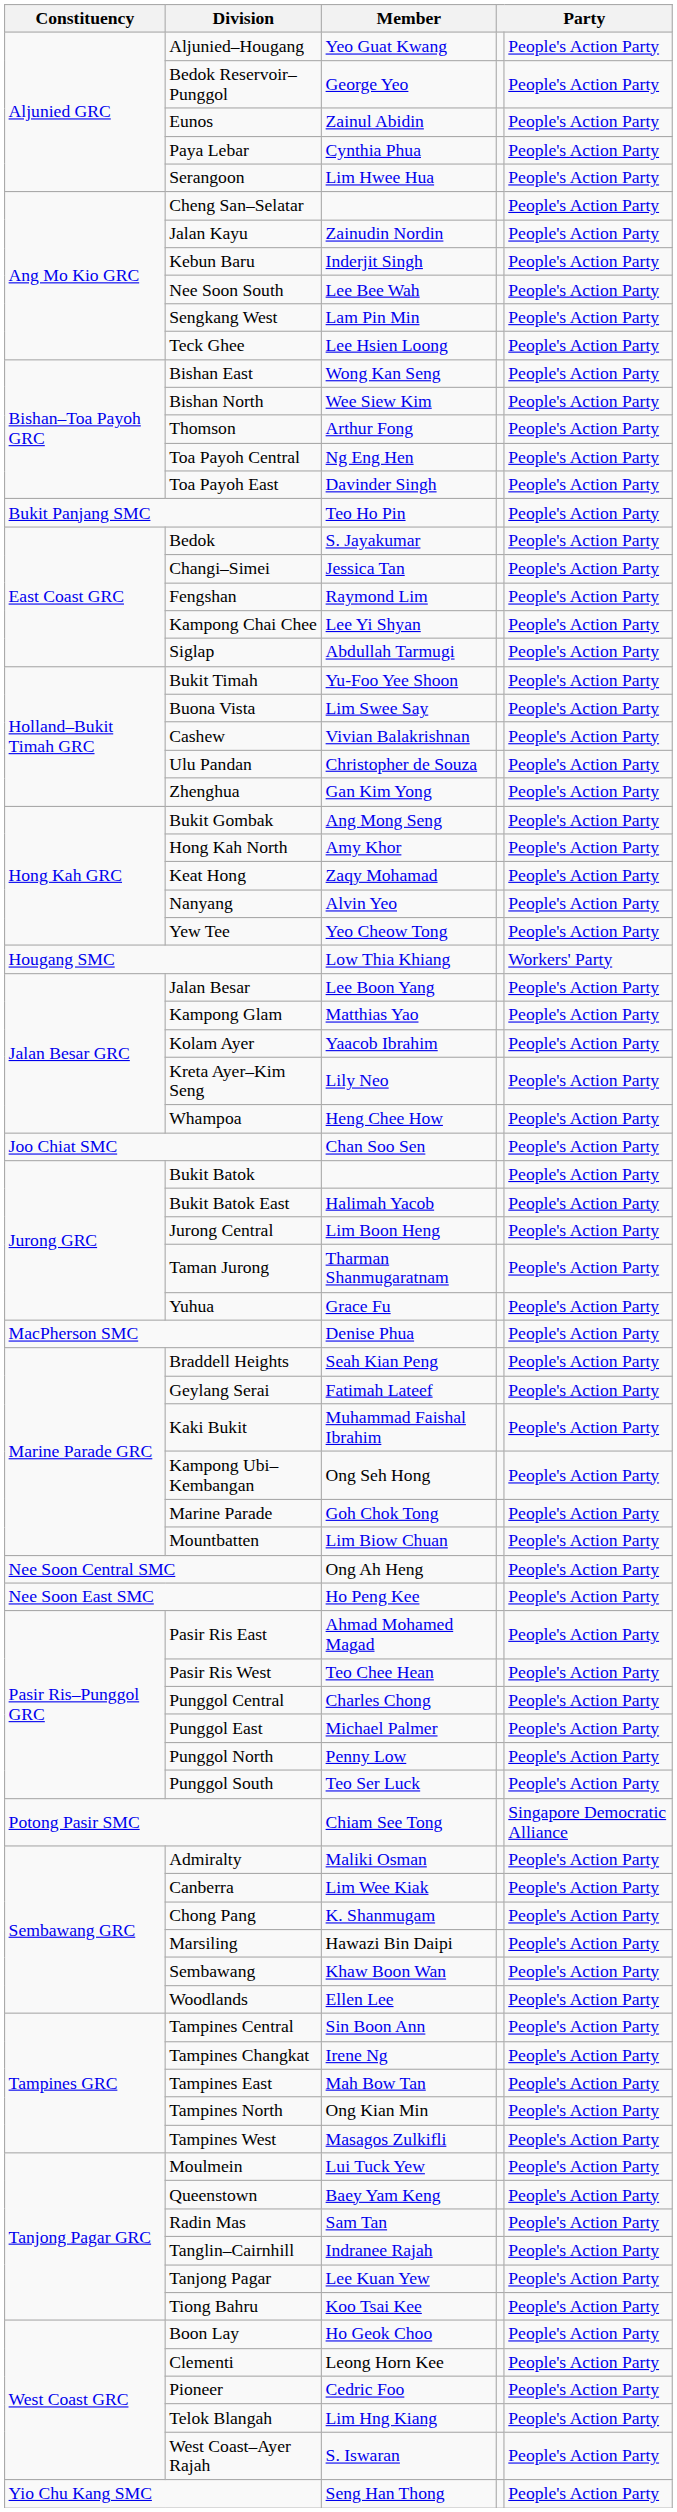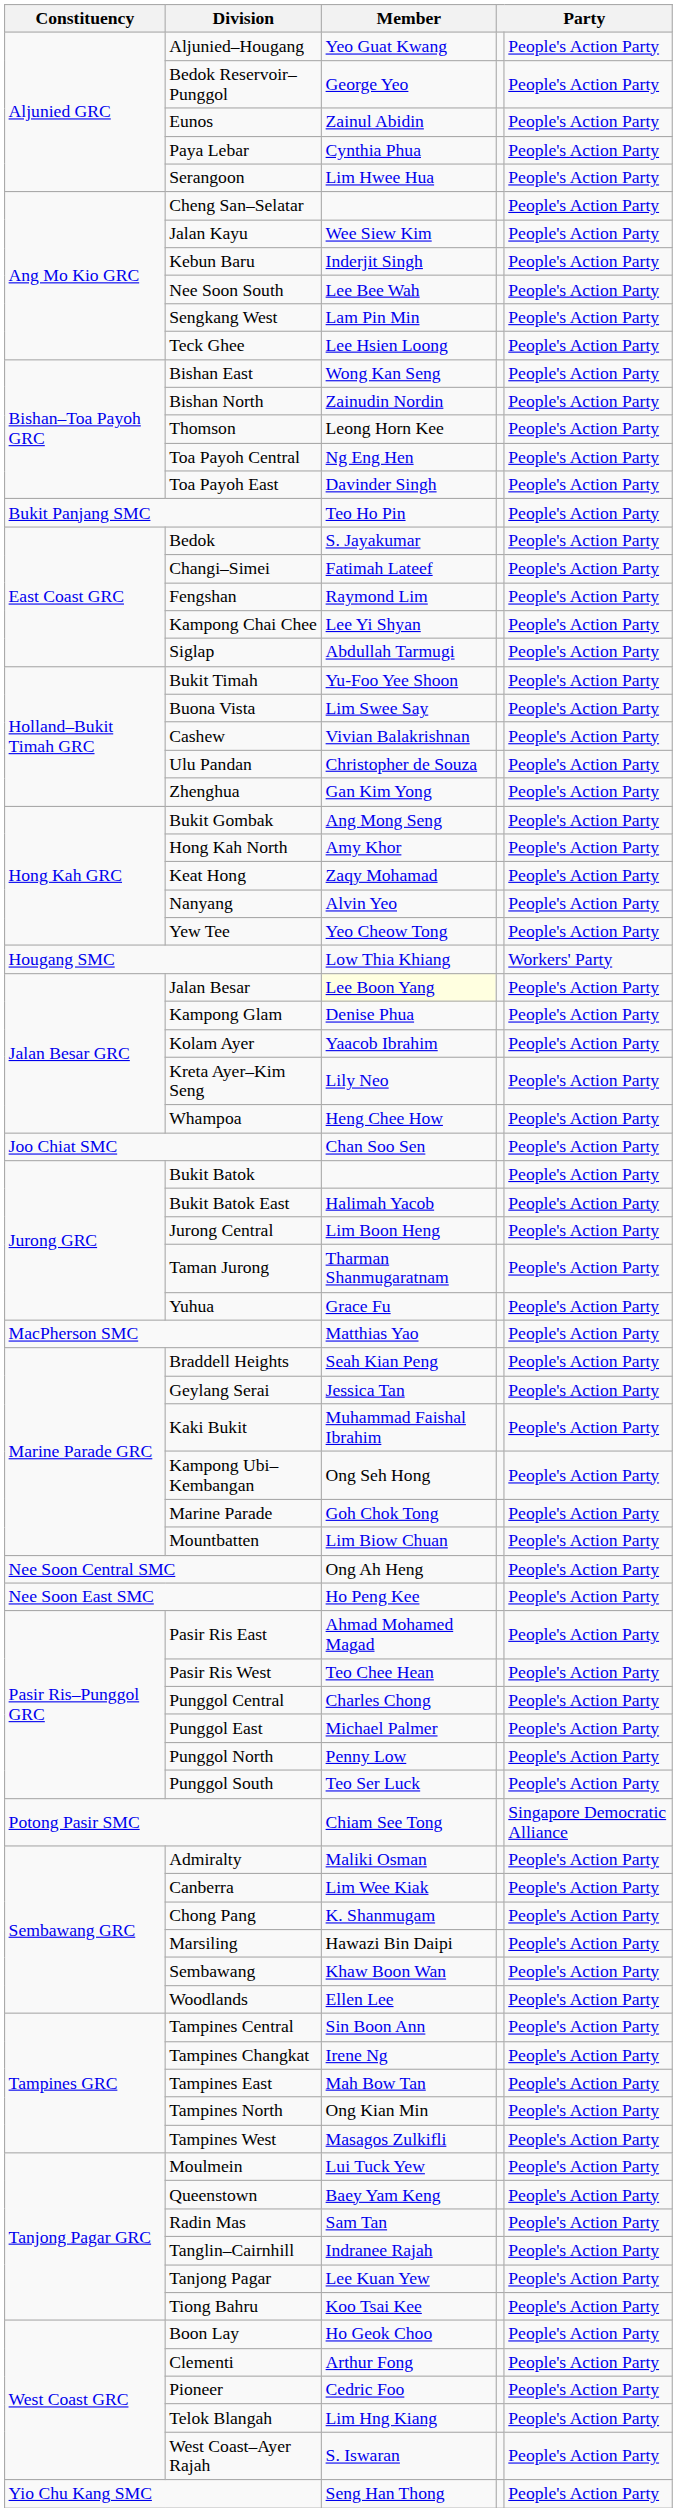(385, 233) Zainudin Nordin -> (379, 233) Wee Siew Kim
(379, 401) Wee Siew Kim -> (385, 401) Zainudin Nordin
(369, 429) Arthur Fong -> (385, 429) Leong Horn Kee
(365, 568) Jessica Tan -> (379, 568) Fatimah Lateef
(380, 987) no background -> (380, 987) lightyellow background
(372, 1015) Matthias Yao -> (370, 1015) Denise Phua
(370, 1333) Denise Phua -> (372, 1333) Matthias Yao
(379, 1389) Fatimah Lateef -> (365, 1389) Jessica Tan
(385, 2362) Leong Horn Kee -> (369, 2362) Arthur Fong
